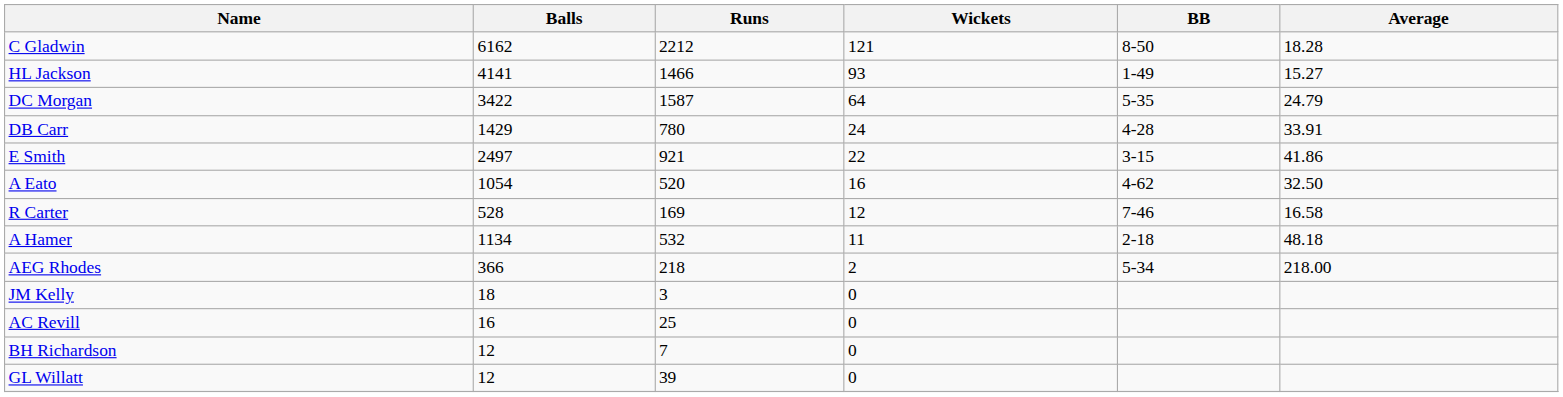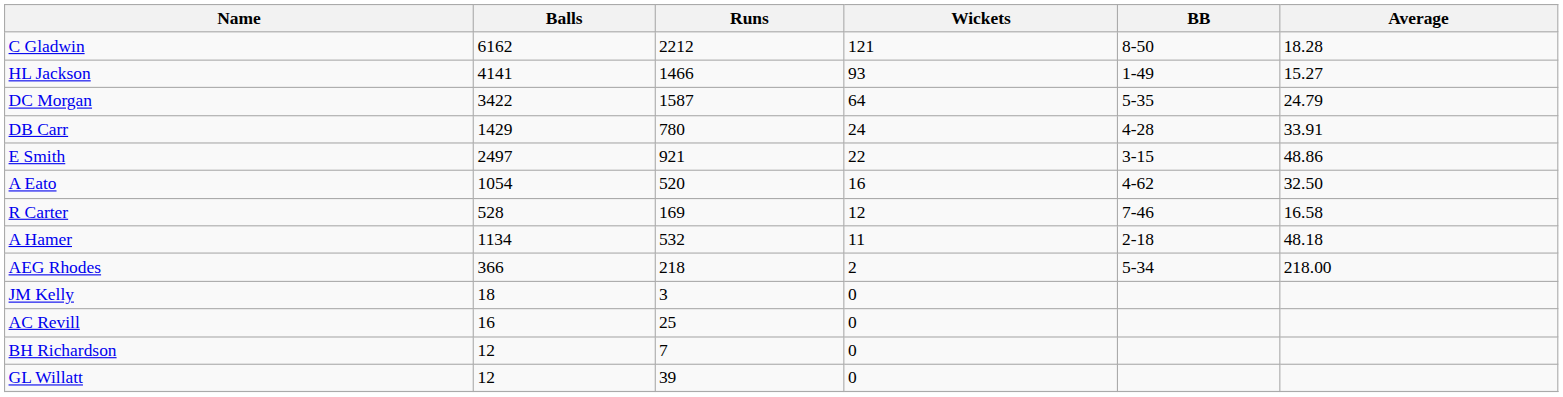(1303, 156) 41.86 -> (1303, 156) 48.86
